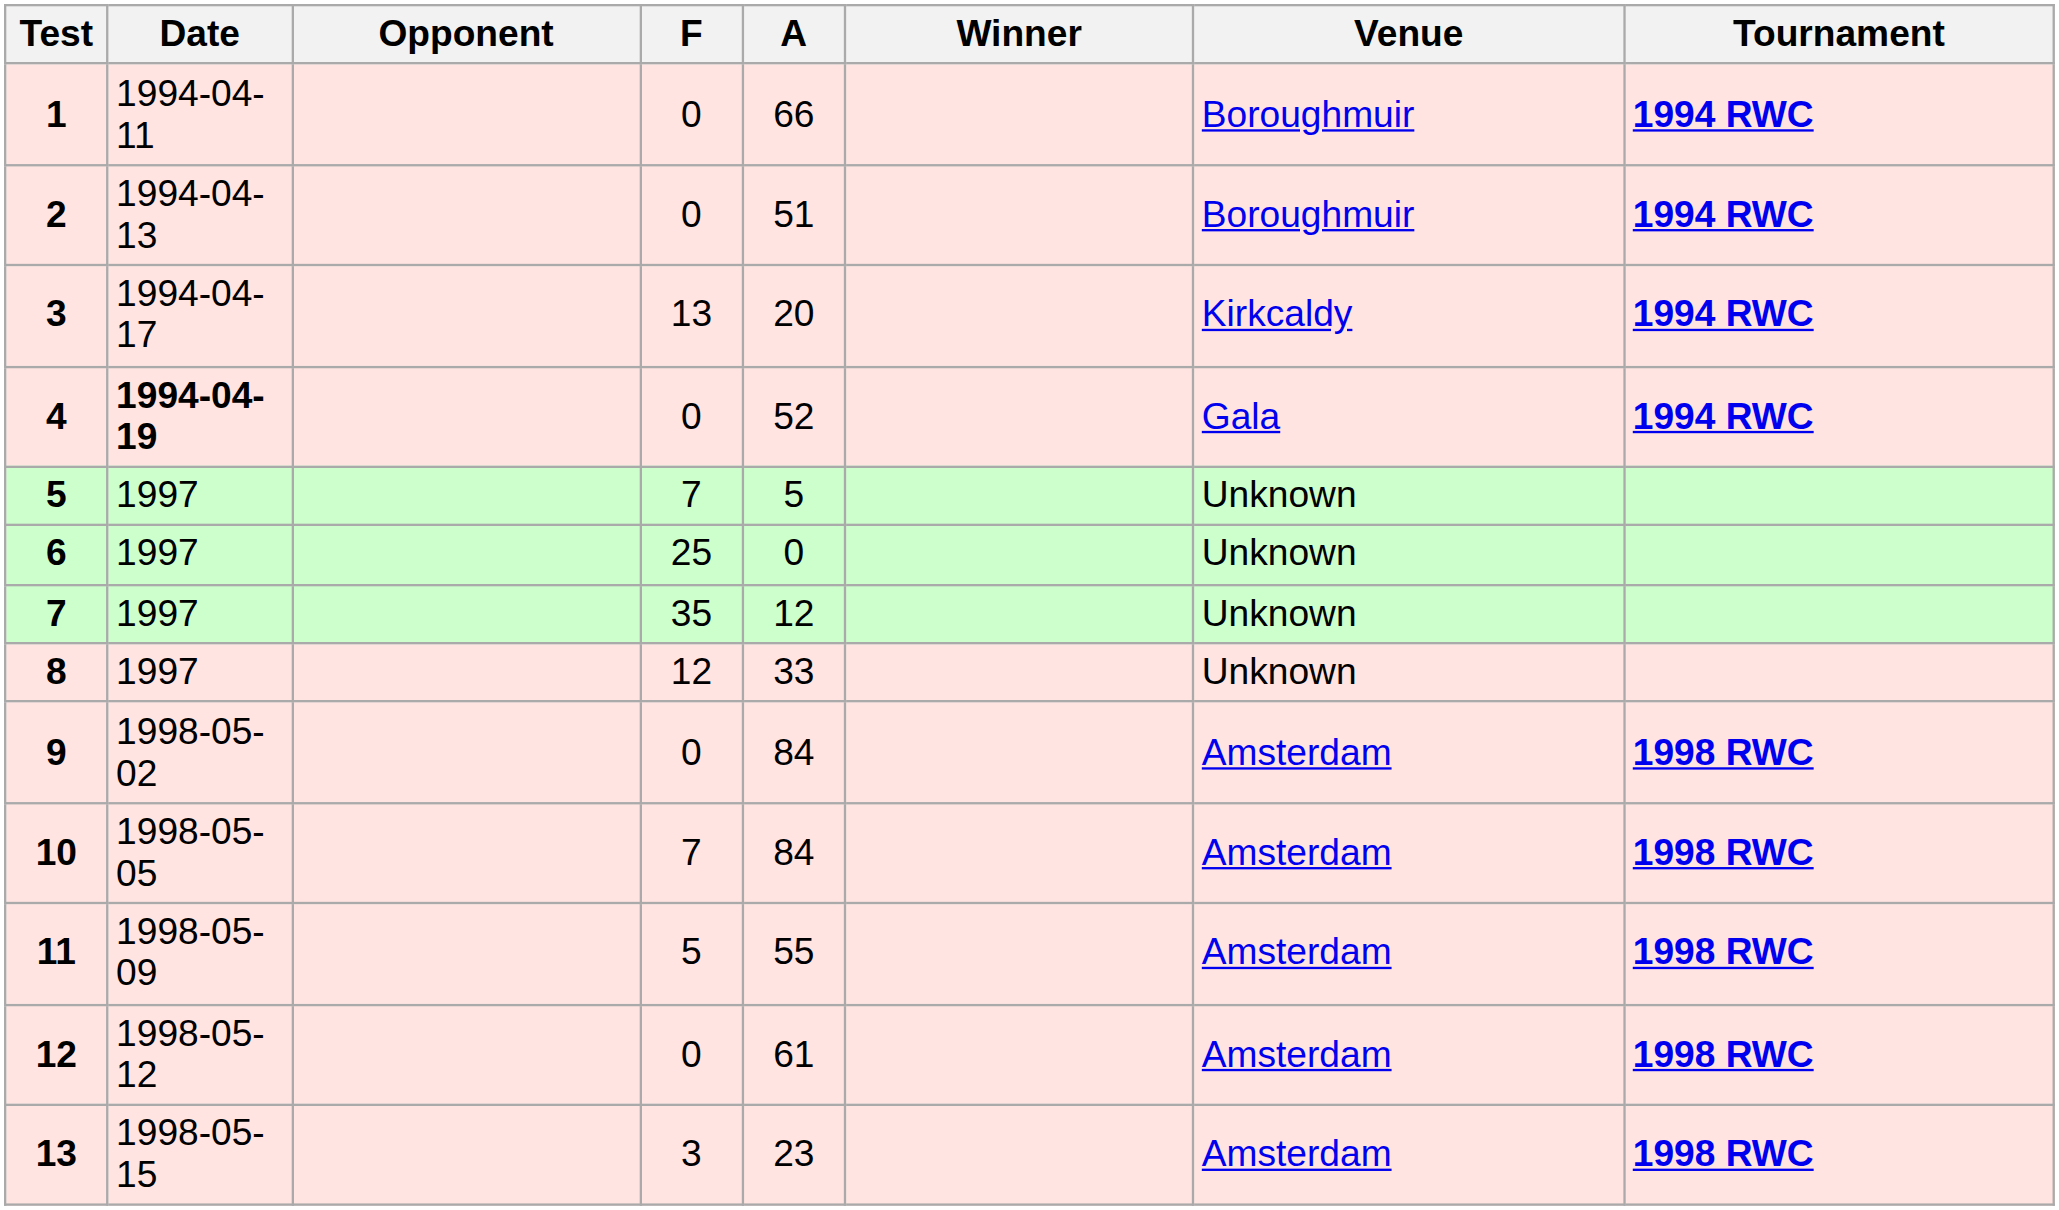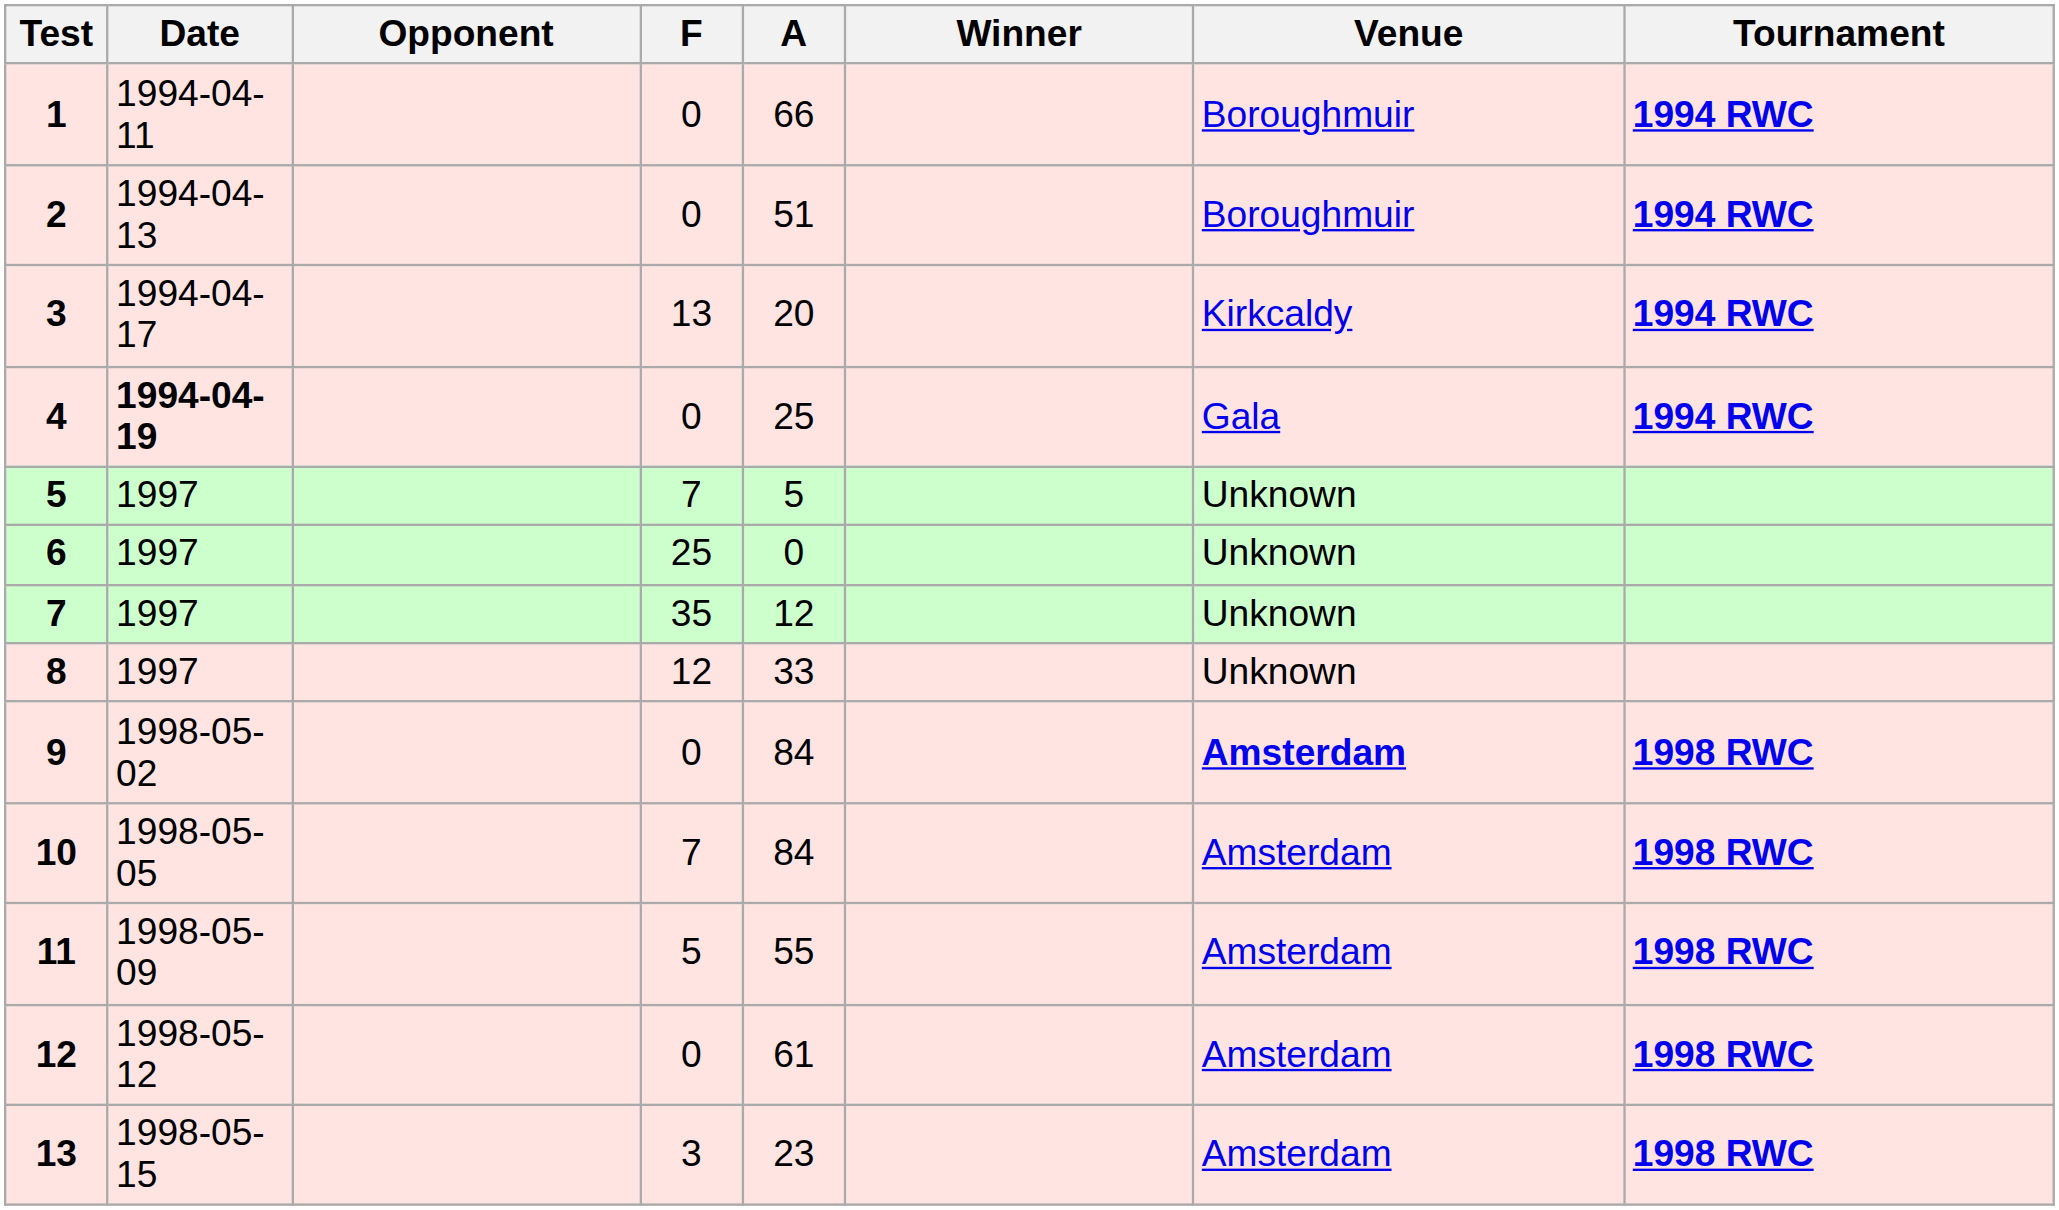(794, 415) 52 -> (794, 415) 25
(1297, 751) normal -> (1304, 751) bold
